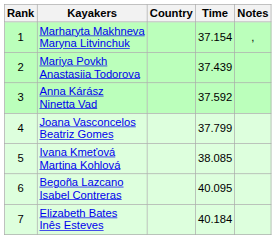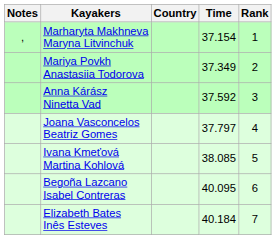columns swapped: (21, 13) <-> (253, 13)
(215, 67) 37.439 -> (219, 67) 37.349
(215, 128) 37.799 -> (219, 128) 37.797
